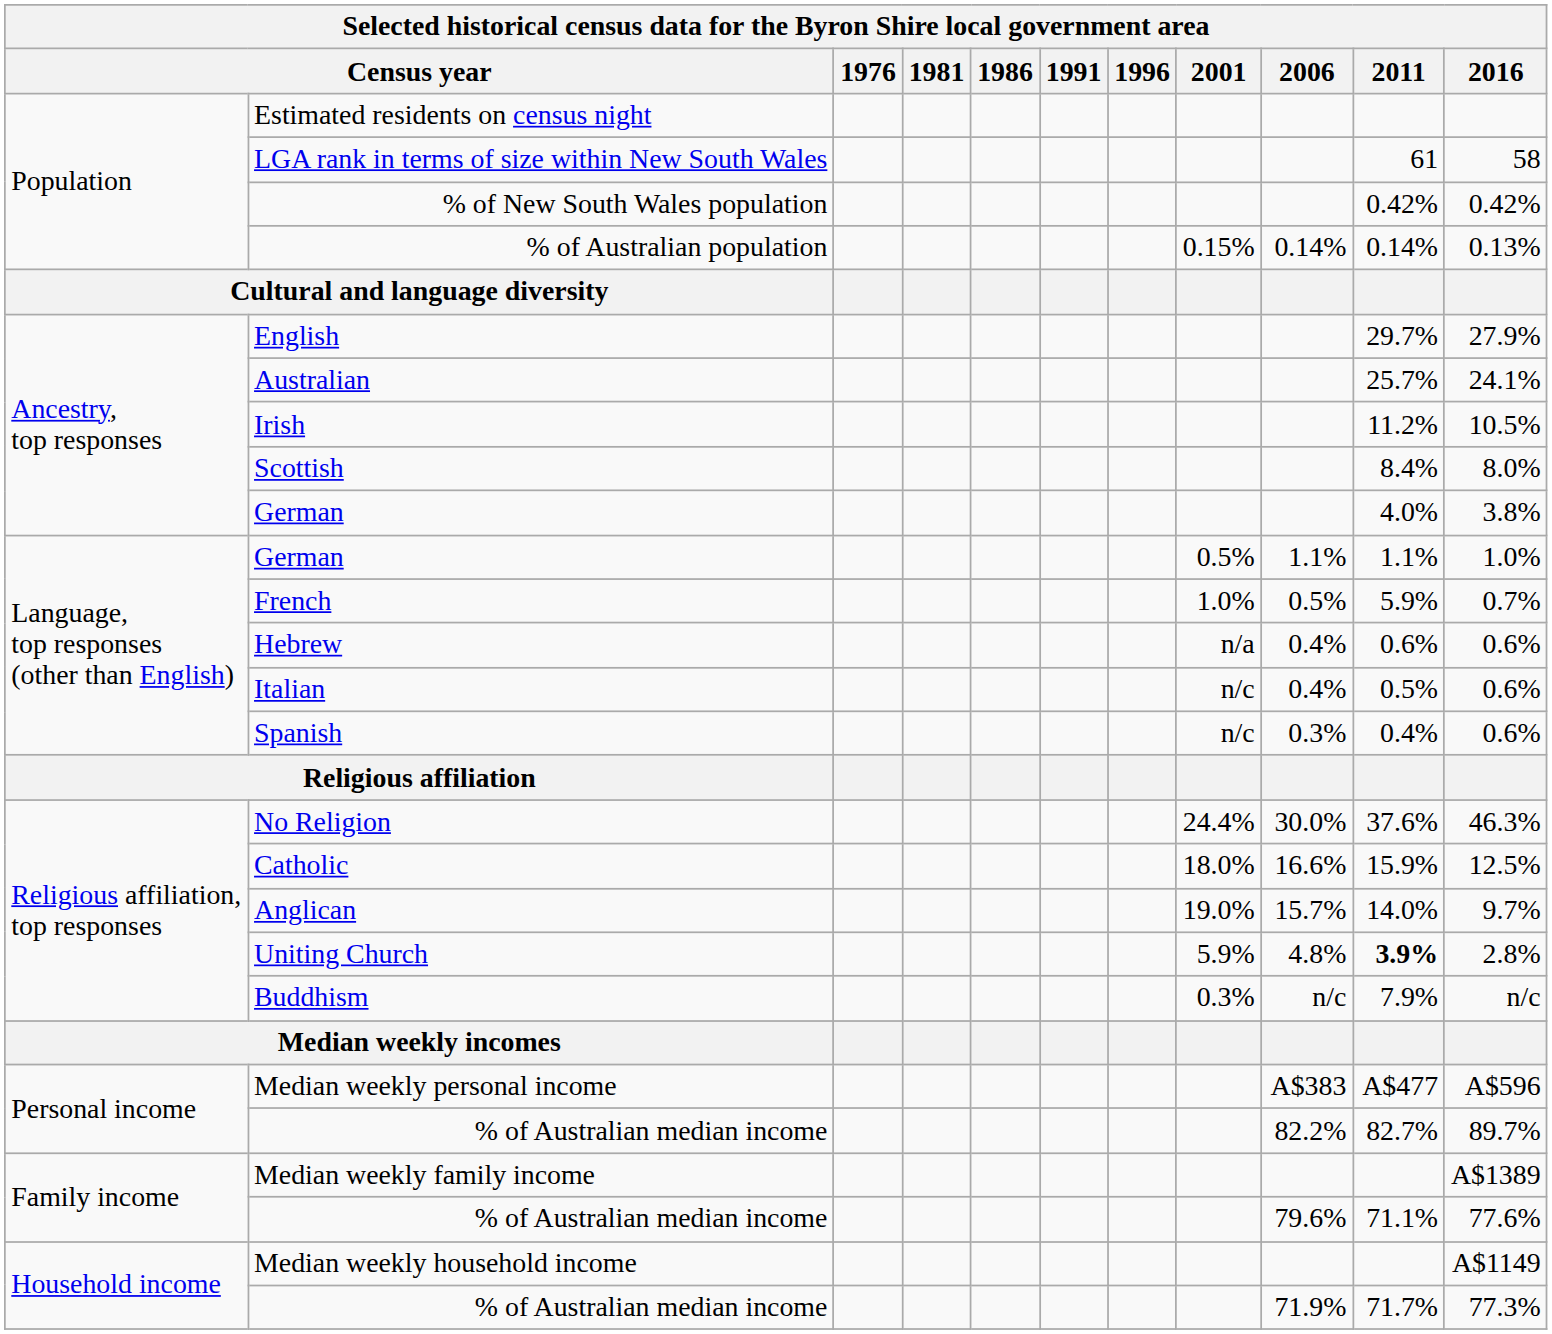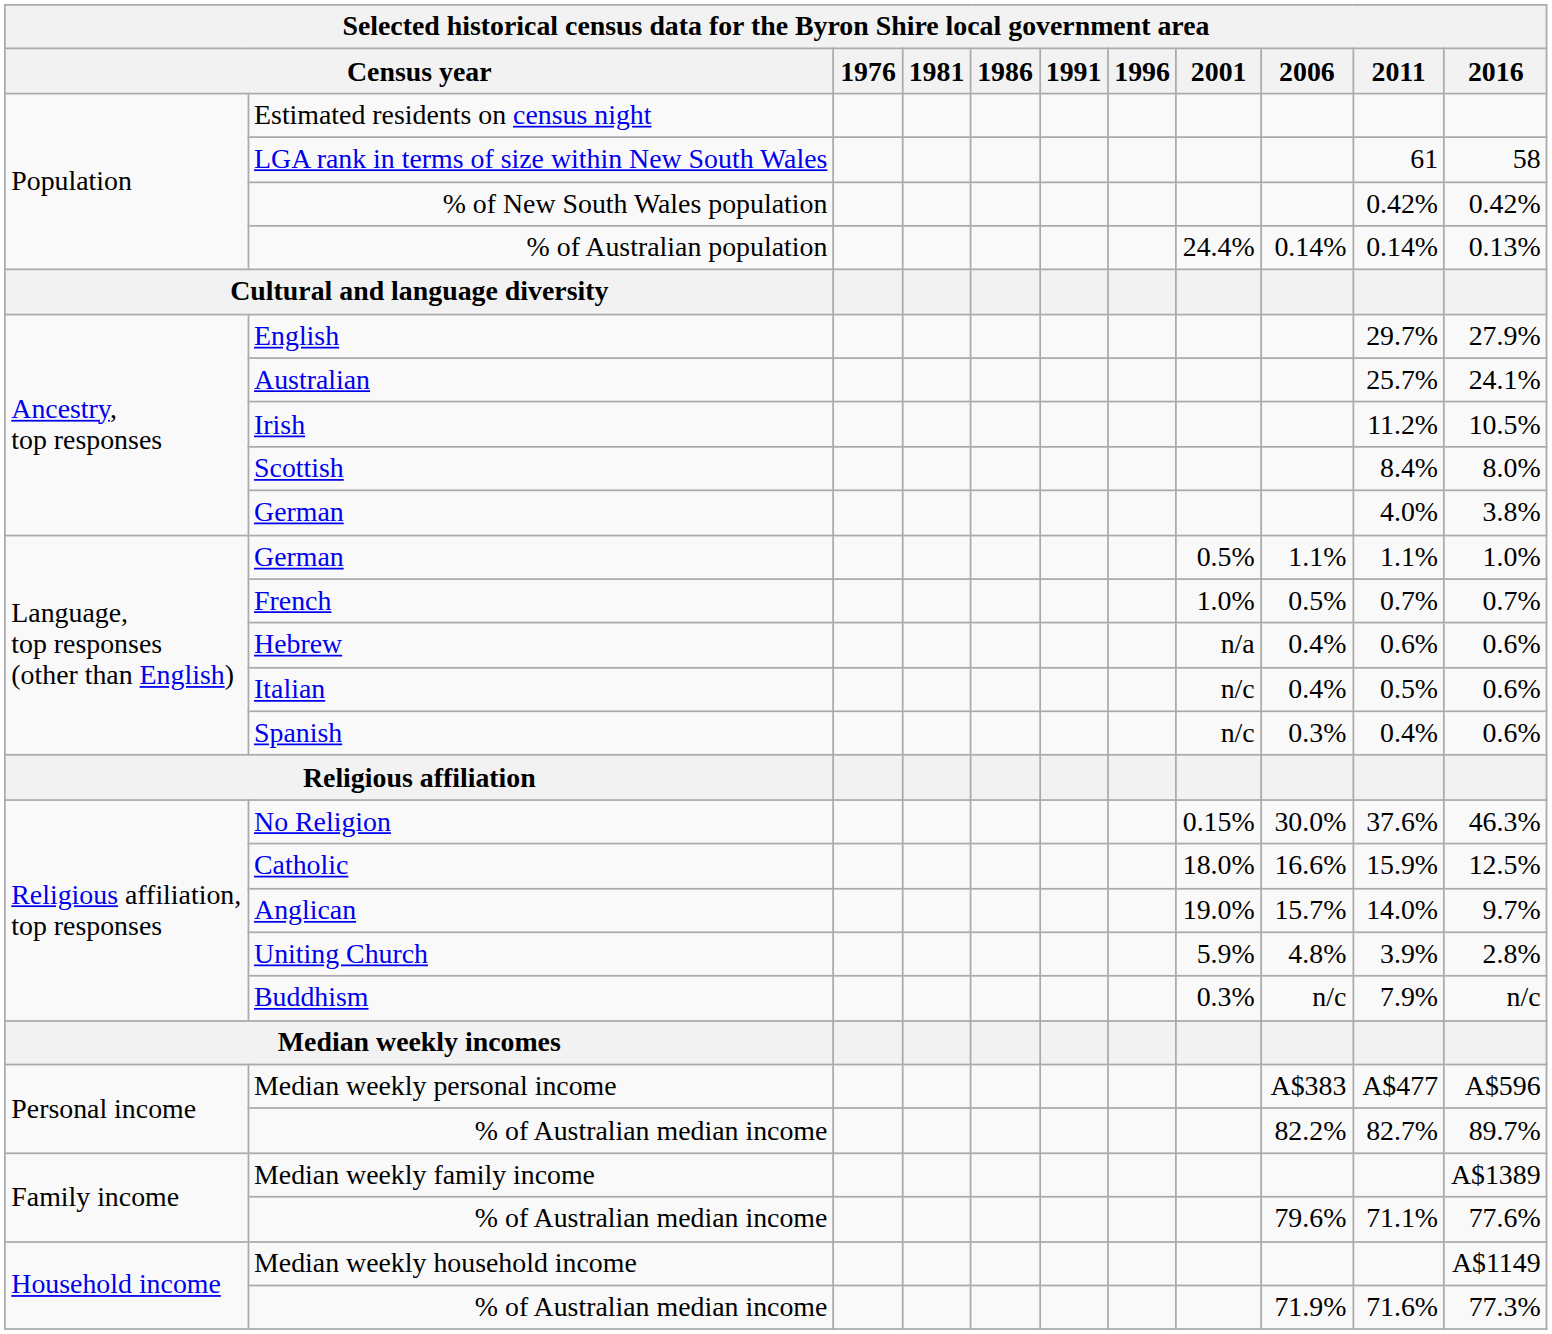(1219, 247) 0.15% -> (1219, 247) 24.4%
(1406, 600) 5.9% -> (1406, 600) 0.7%
(1219, 821) 24.4% -> (1219, 821) 0.15%
(1403, 953) bold -> (1406, 953) normal
(1399, 1306) 71.7% -> (1399, 1306) 71.6%
